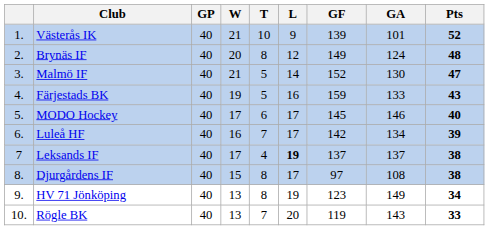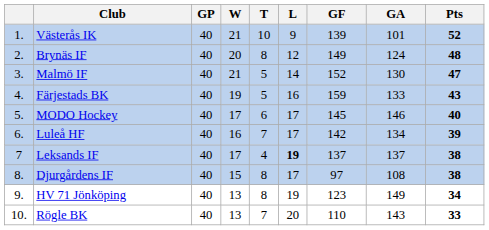(337, 214) 119 -> (337, 214) 110
